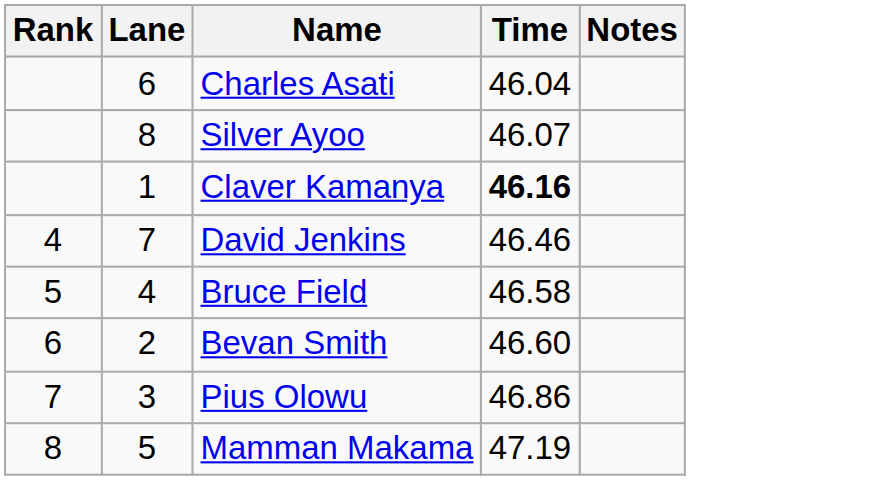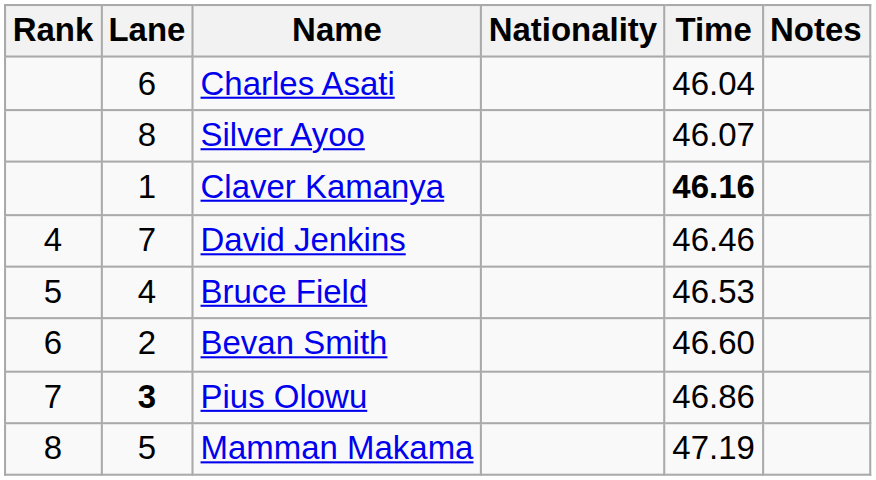+ column: (573, 30)
(530, 291) 46.58 -> (714, 291) 46.53
(147, 396) normal -> (147, 396) bold
